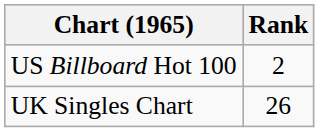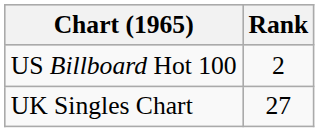(278, 106) 26 -> (278, 106) 27
